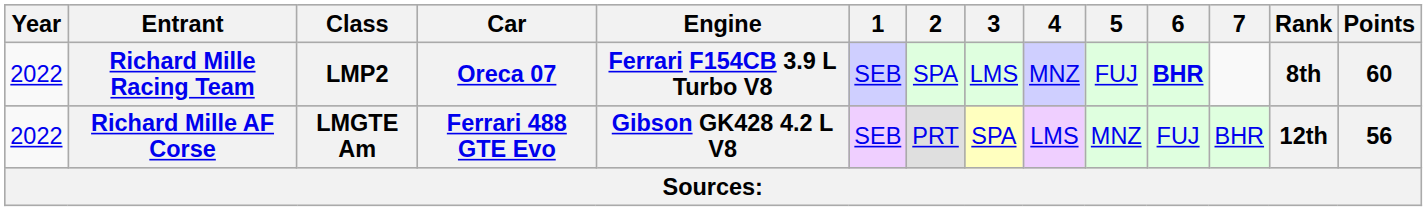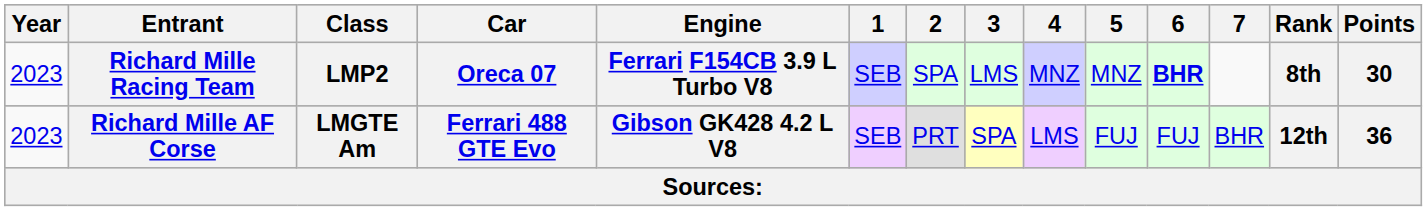(36, 74) 2022 -> (36, 74) 2023
(1116, 74) FUJ -> (1116, 74) MNZ
(1379, 74) 60 -> (1379, 74) 30
(36, 137) 2022 -> (36, 137) 2023
(1116, 137) MNZ -> (1116, 137) FUJ
(1379, 137) 56 -> (1379, 137) 36
